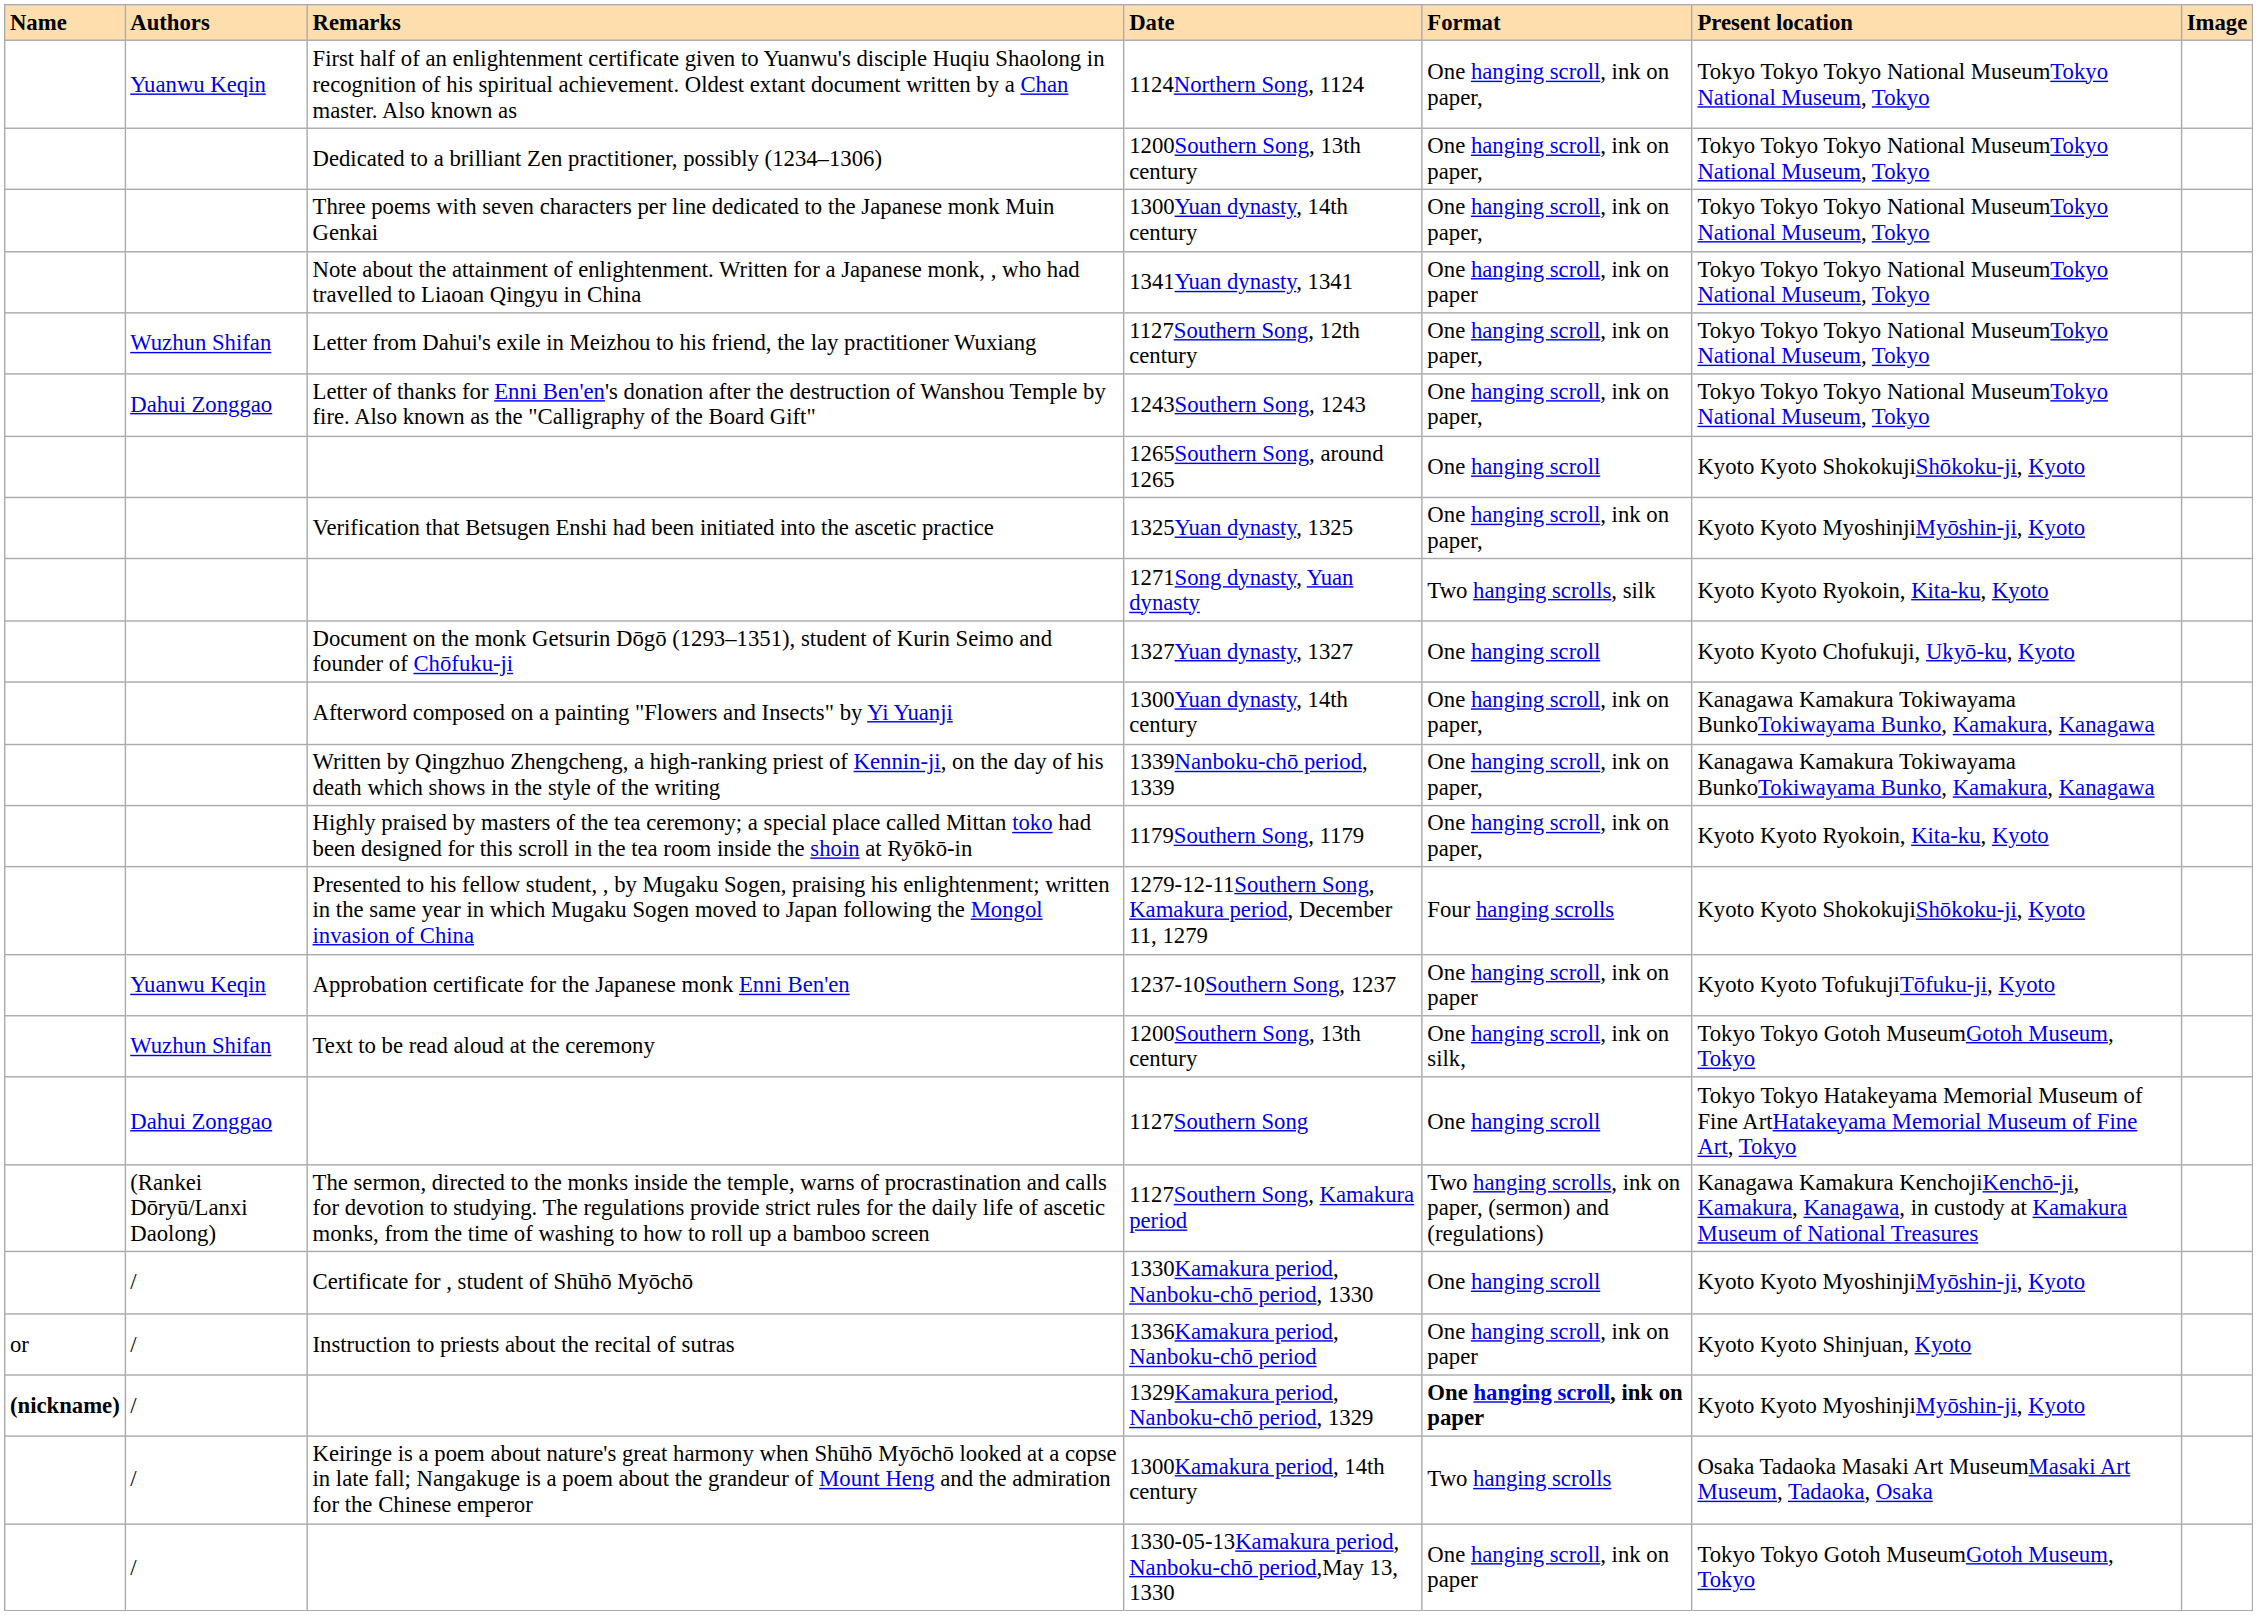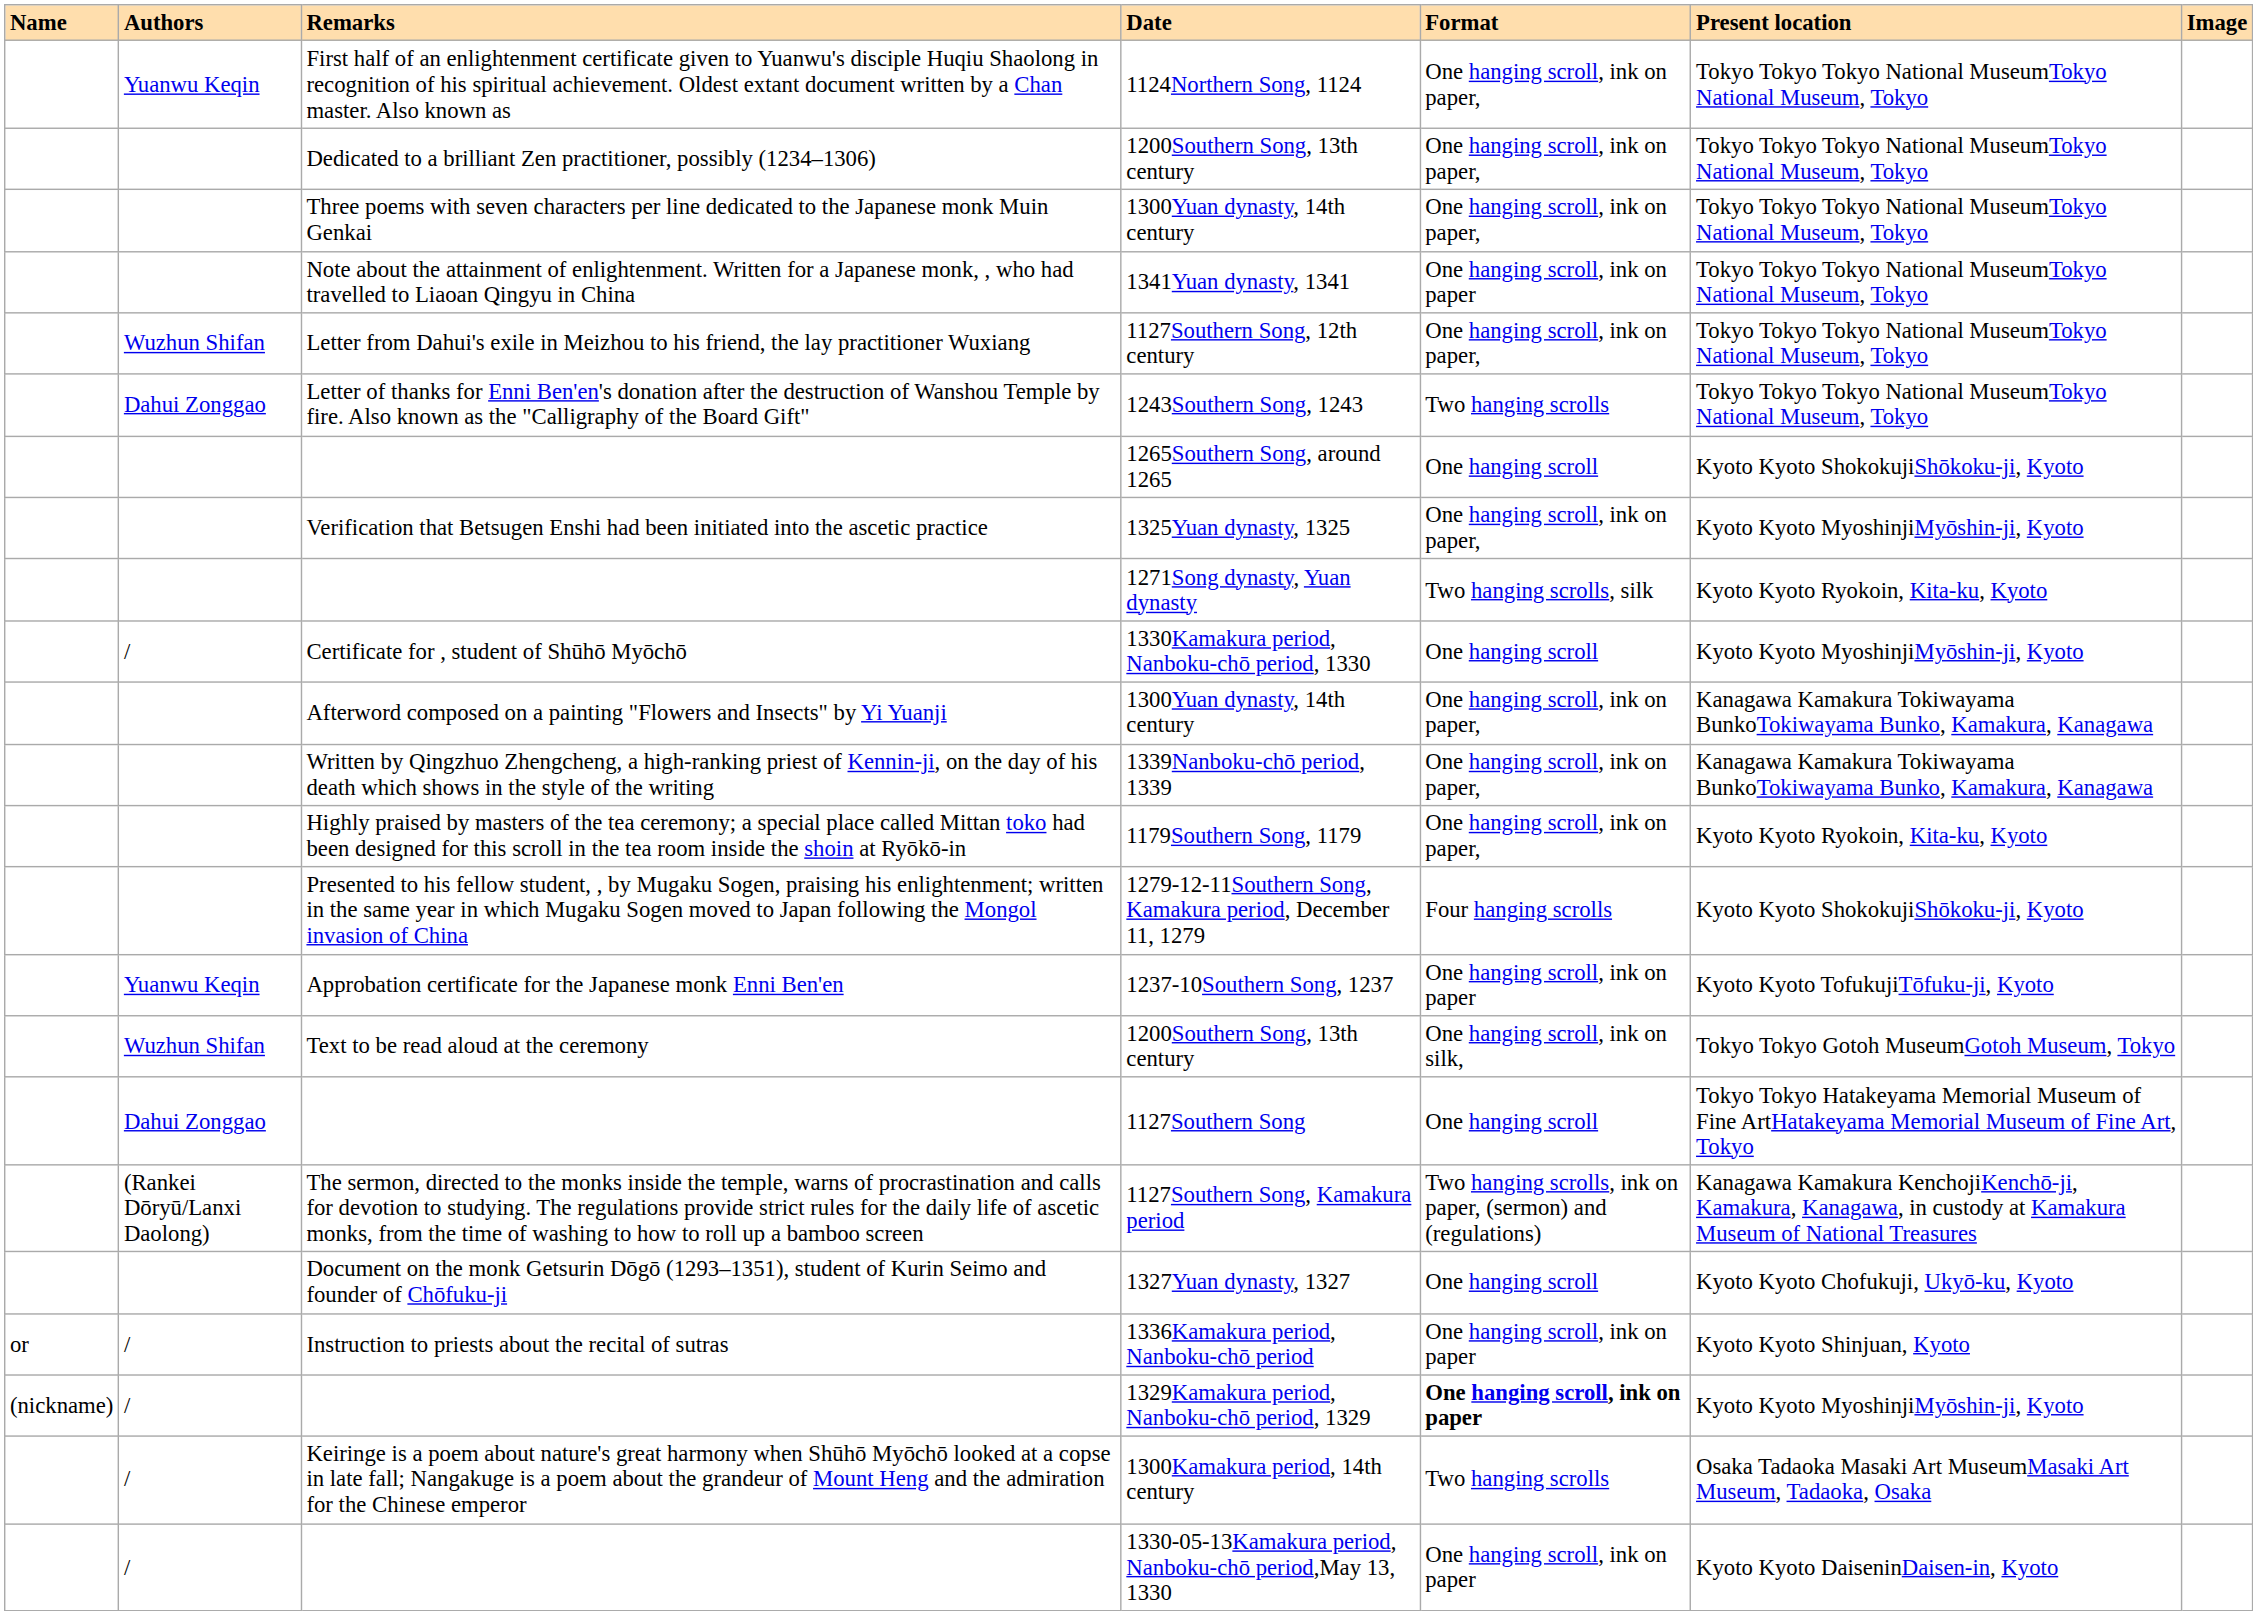(1548, 404) One hanging scroll, ink on paper, -> (1517, 404) Two hanging scrolls
rows swapped: (682, 651) <-> (503, 1282)
(65, 1405) bold -> (62, 1405) normal
(1906, 1566) Tokyo Tokyo Gotoh MuseumGotoh Museum, Tokyo -> (1877, 1566) Kyoto Kyoto DaiseninDaisen-in, Kyoto
